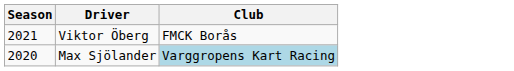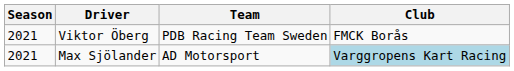+ column: (245, 15)
(22, 55) 2020 -> (22, 55) 2021
